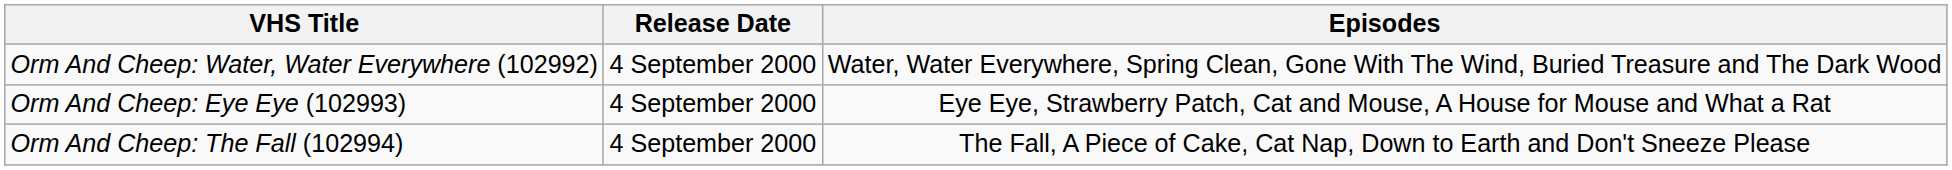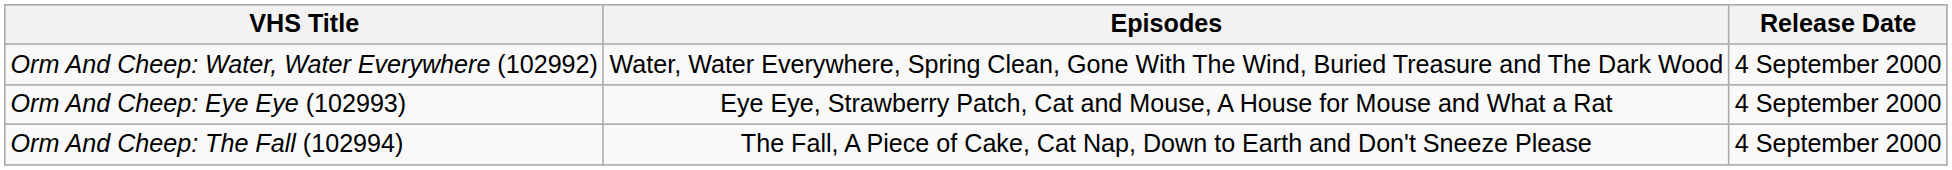columns swapped: (713, 24) <-> (1385, 24)
